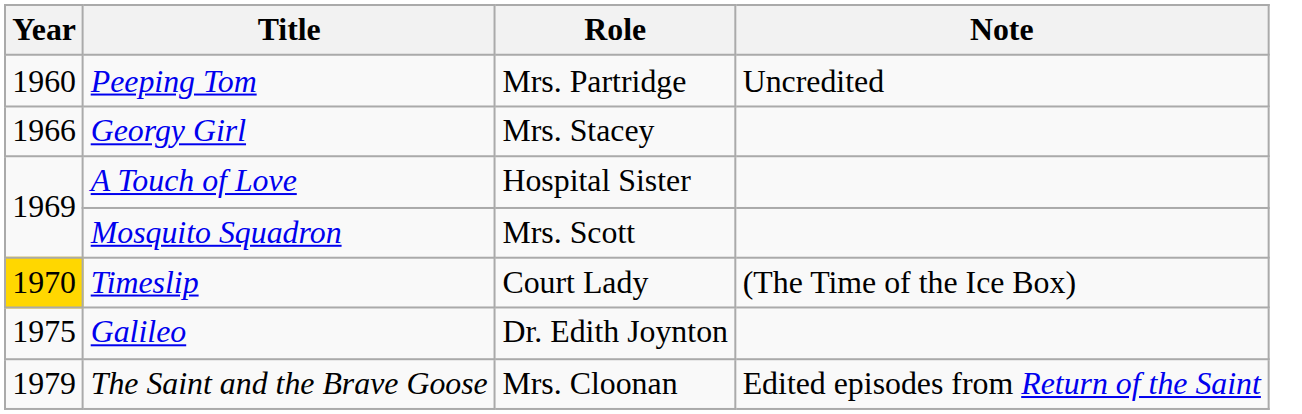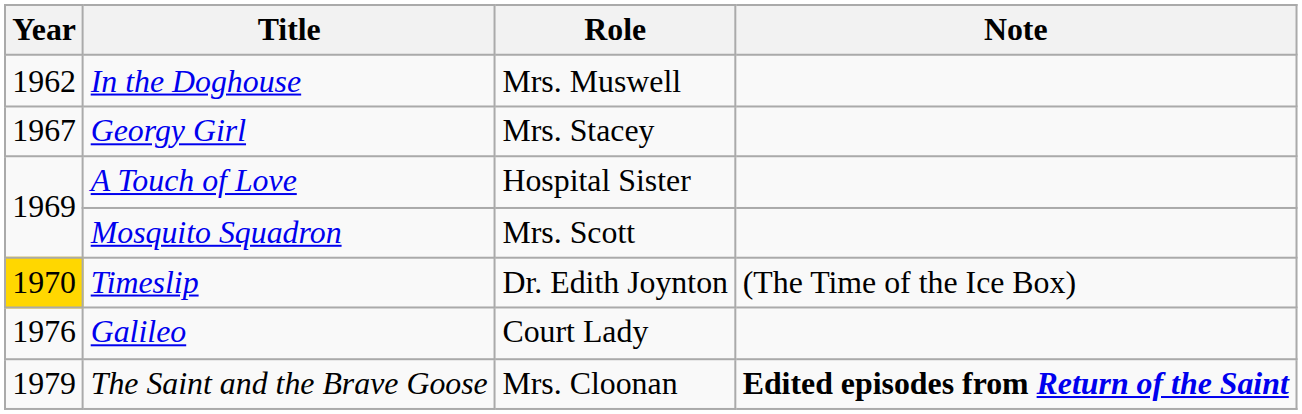- row: (174, 80)
+ row: (196, 80)
(44, 130) 1966 -> (44, 130) 1967
(575, 282) Court Lady -> (615, 282) Dr. Edith Joynton
(44, 332) 1975 -> (44, 332) 1976
(615, 332) Dr. Edith Joynton -> (575, 332) Court Lady
(1002, 383) normal -> (1016, 383) bold
